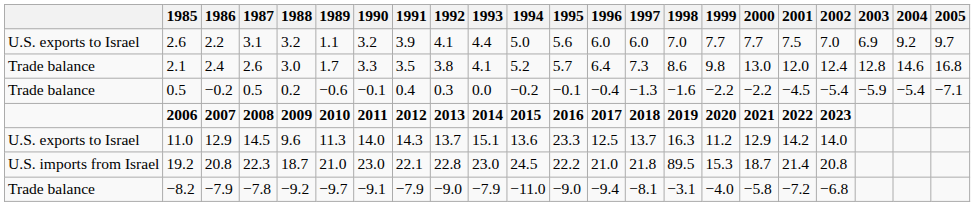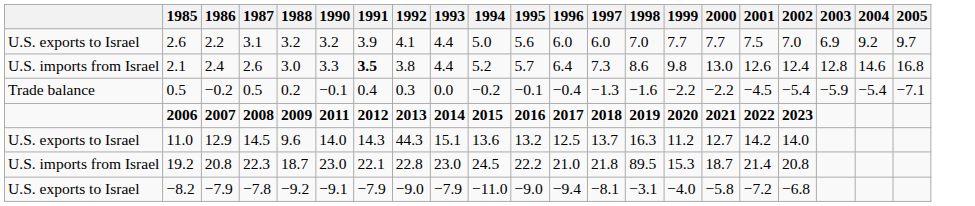- column: (335, 16)
(52, 66) Trade balance -> (84, 66) U.S. imports from Israel
(405, 66) normal -> (367, 66) bold
(482, 66) 4.1 -> (444, 66) 4.4
(796, 66) 12.0 -> (757, 66) 12.6
(447, 139) 13.7 -> (409, 139) 44.3
(566, 139) 23.3 -> (528, 139) 13.2
(757, 139) 12.9 -> (719, 139) 12.7
(52, 189) Trade balance -> (74, 189) U.S. exports to Israel
